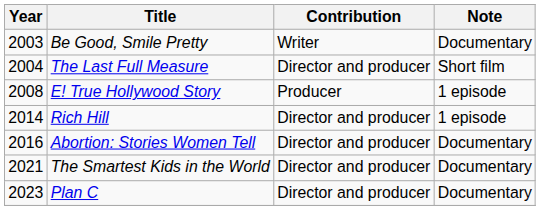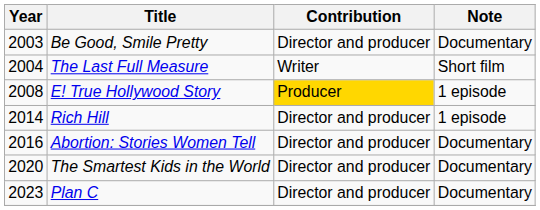(298, 42) Writer -> (354, 42) Director and producer
(354, 67) Director and producer -> (298, 67) Writer
(309, 92) no background -> (309, 92) gold background
(26, 167) 2021 -> (26, 167) 2020
